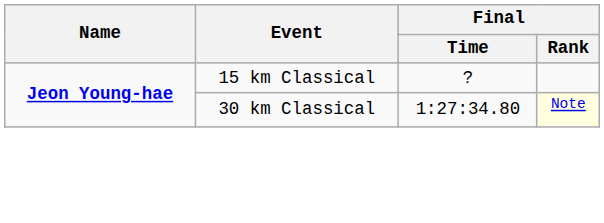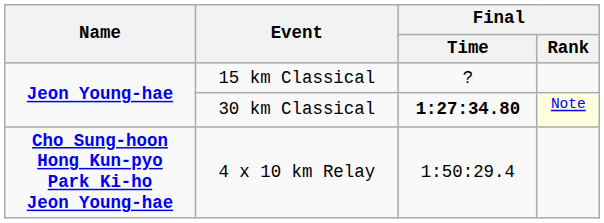(468, 109) normal -> (468, 109) bold
+ row: (297, 172)
